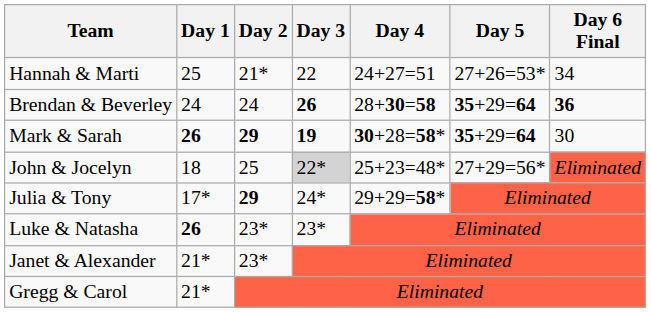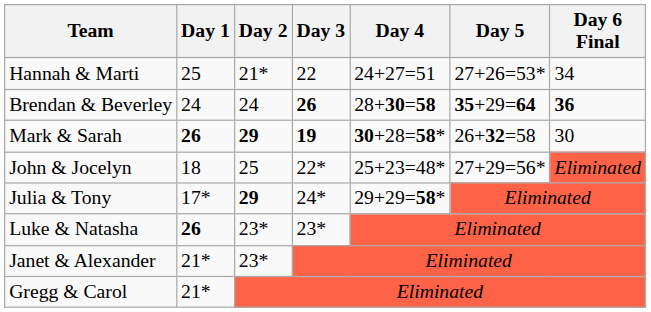(495, 135) 35+29=64 -> (495, 135) 26+32=58
(311, 167) lightgrey background -> (311, 167) no background
